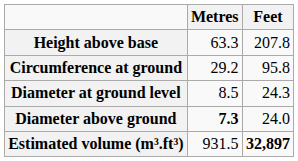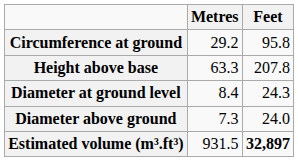rows swapped: (96, 42) <-> (96, 67)
(229, 93) 8.5 -> (229, 93) 8.4
(229, 118) bold -> (229, 118) normal
